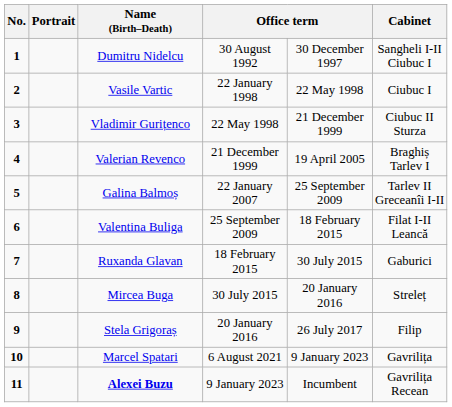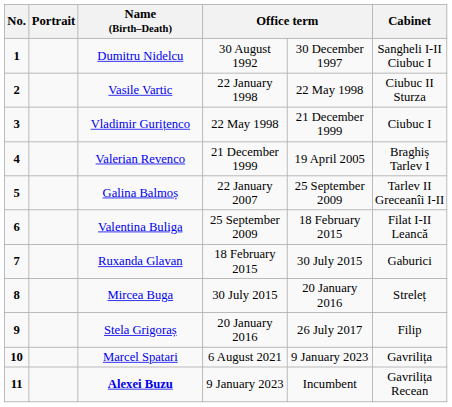(410, 90) Ciubuc I -> (410, 90) Ciubuc II Sturza
(410, 124) Ciubuc II Sturza -> (410, 124) Ciubuc I
